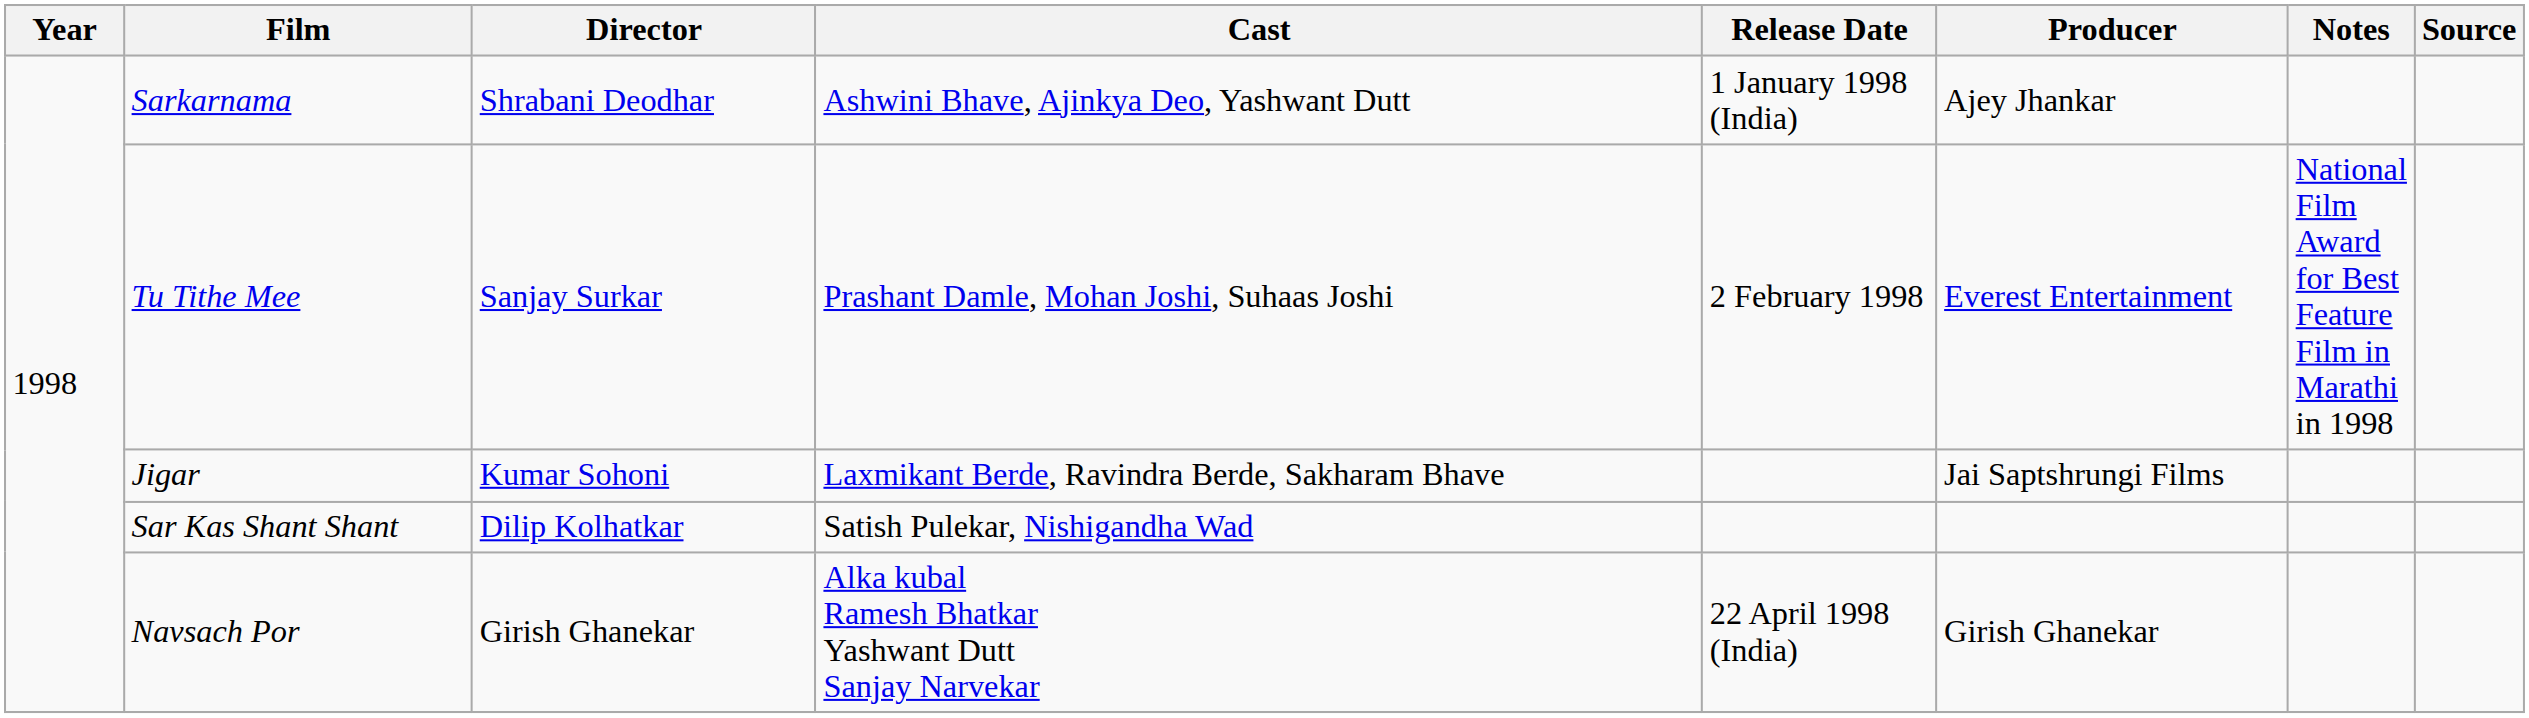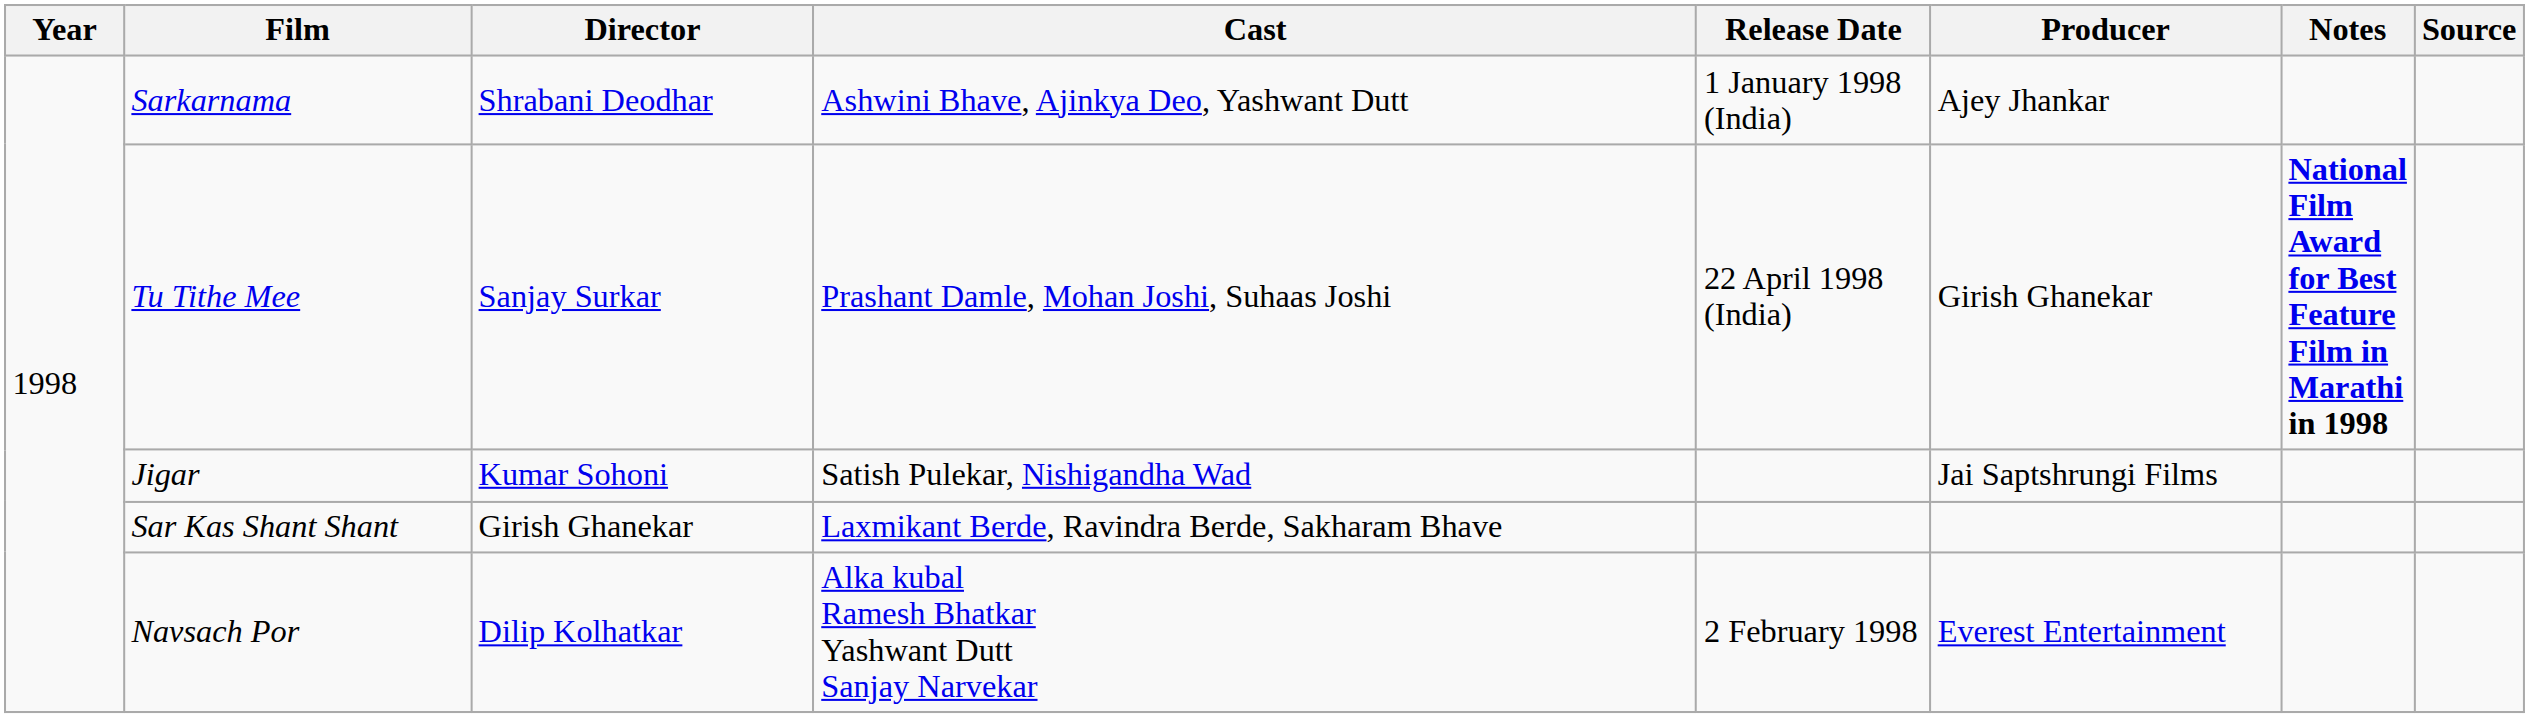(1817, 296) 2 February 1998 -> (1794, 296) 22 April 1998 (India)
(2088, 296) Everest Entertainment -> (2045, 296) Girish Ghanekar
(2351, 296) normal -> (2348, 296) bold
(1164, 474) Laxmikant Berde, Ravindra Berde, Sakharam Bhave -> (1036, 474) Satish Pulekar, Nishigandha Wad
(582, 526) Dilip Kolhatkar -> (586, 526) Girish Ghanekar
(1038, 526) Satish Pulekar, Nishigandha Wad -> (1162, 526) Laxmikant Berde, Ravindra Berde, Sakharam Bhave
(587, 631) Girish Ghanekar -> (580, 631) Dilip Kolhatkar
(1800, 631) 22 April 1998 (India) -> (1811, 631) 2 February 1998
(2051, 631) Girish Ghanekar -> (2082, 631) Everest Entertainment
